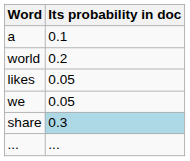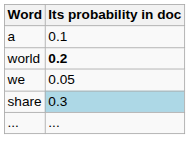(58, 58) normal -> (58, 58) bold
- row: (21, 79)
